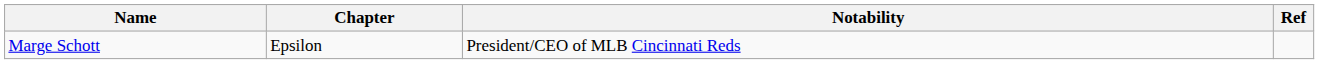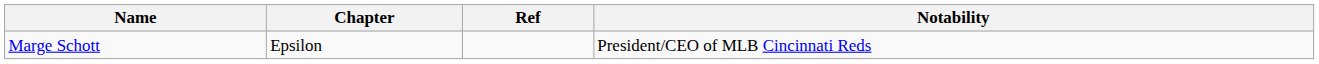columns swapped: (868, 17) <-> (1293, 17)
